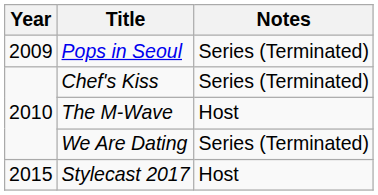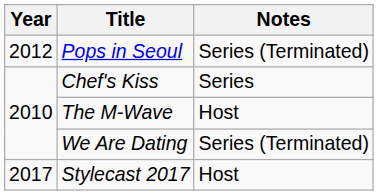(31, 50) 2009 -> (31, 50) 2012
(284, 81) Series (Terminated) -> (226, 81) Series
(31, 174) 2015 -> (31, 174) 2017
